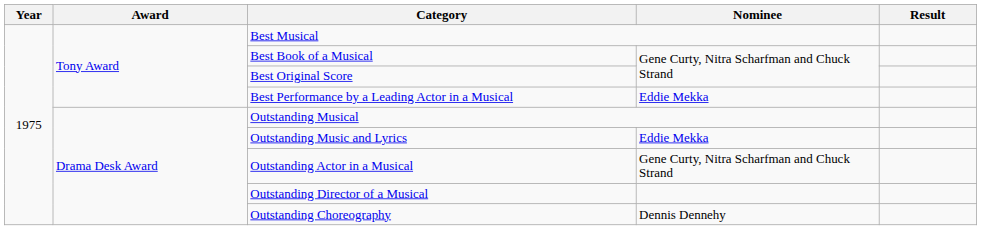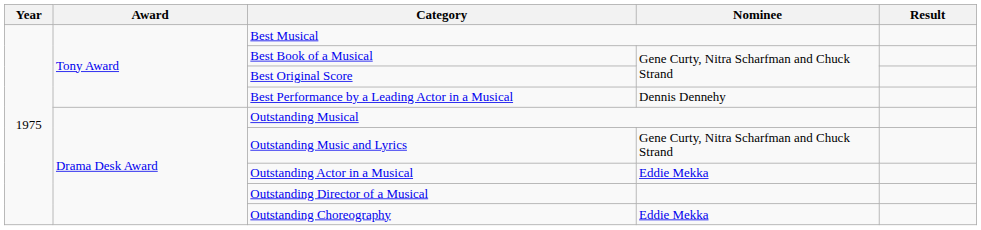(674, 96) Eddie Mekka -> (682, 96) Dennis Dennehy
(674, 138) Eddie Mekka -> (744, 145) Gene Curty, Nitra Scharfman and Chuck Strand
(744, 165) Gene Curty, Nitra Scharfman and Chuck Strand -> (674, 173) Eddie Mekka
(682, 214) Dennis Dennehy -> (674, 214) Eddie Mekka
